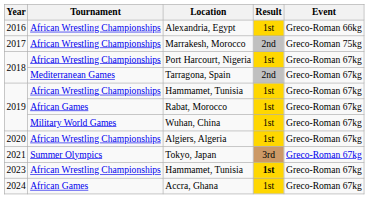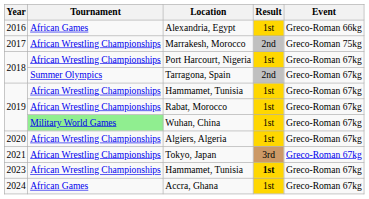(95, 28) African Wrestling Championships -> (59, 28) African Games
(72, 75) Mediterranean Games -> (66, 75) Summer Olympics
(59, 107) African Games -> (95, 107) African Wrestling Championships
(73, 123) no background -> (73, 123) lightgreen background
(66, 154) Summer Olympics -> (95, 154) African Wrestling Championships
